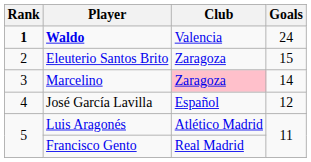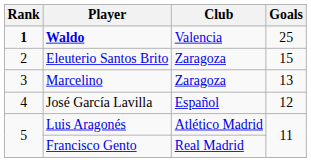(286, 37) 24 -> (286, 37) 25
(200, 80) pink background -> (200, 80) no background
(286, 80) 14 -> (286, 80) 13
